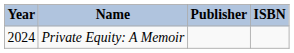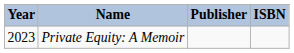(21, 37) 2024 -> (21, 37) 2023
